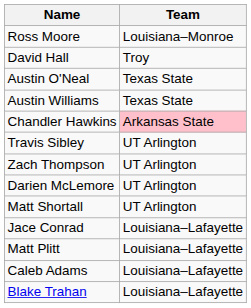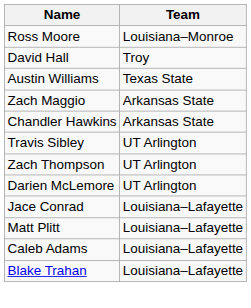- row: (48, 79)
+ row: (46, 100)
(168, 121) pink background -> (168, 121) no background
- row: (45, 206)
